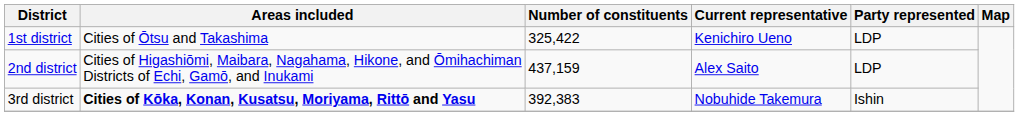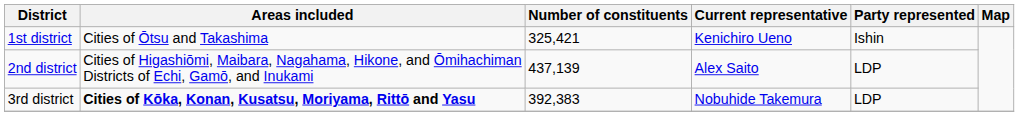(554, 38) 325,422 -> (554, 38) 325,421
(868, 38) LDP -> (869, 38) Ishin
(554, 68) 437,159 -> (554, 68) 437,139
(869, 99) Ishin -> (868, 99) LDP
